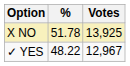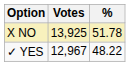columns swapped: (104, 13) <-> (66, 13)
